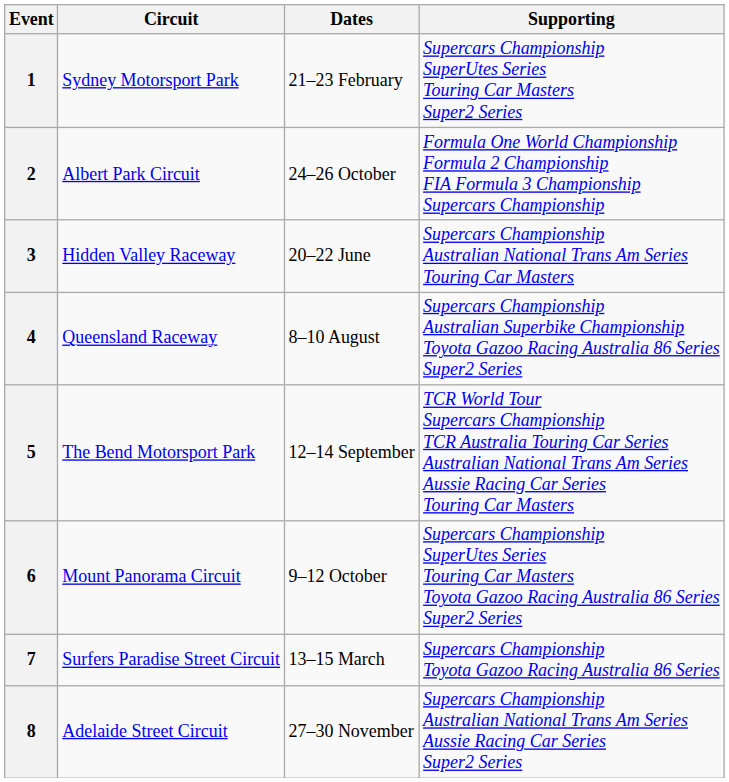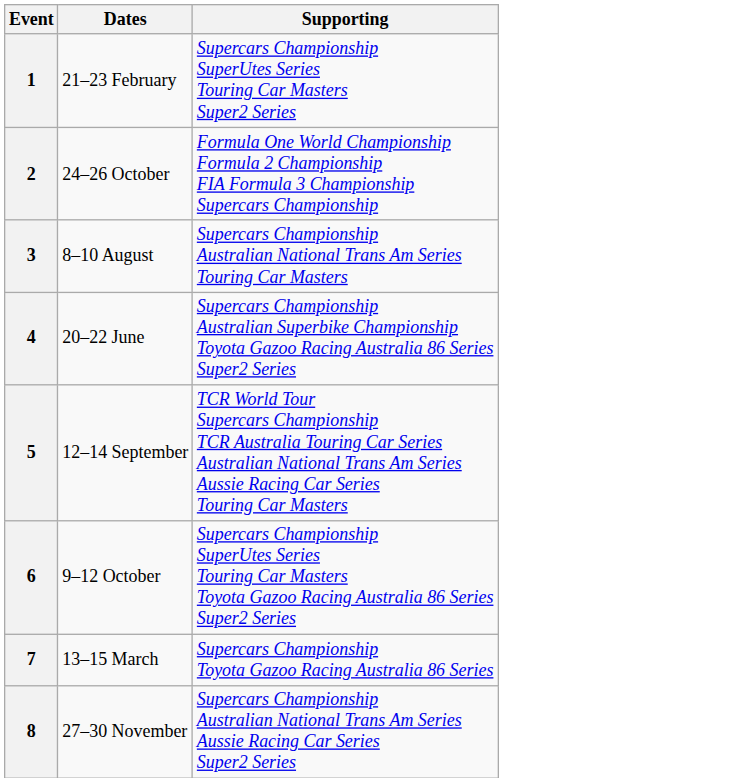- column: (171, 18)
(330, 255) 20–22 June -> (108, 255) 8–10 August
(334, 338) 8–10 August -> (103, 338) 20–22 June
